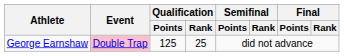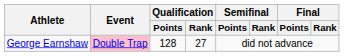(168, 44) 125 -> (168, 44) 128
(201, 44) 25 -> (201, 44) 27
